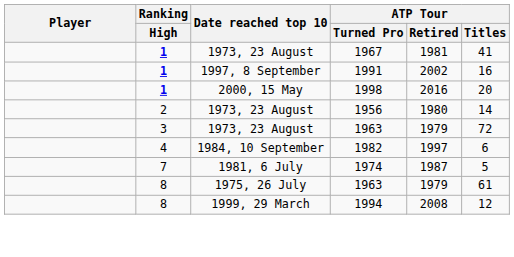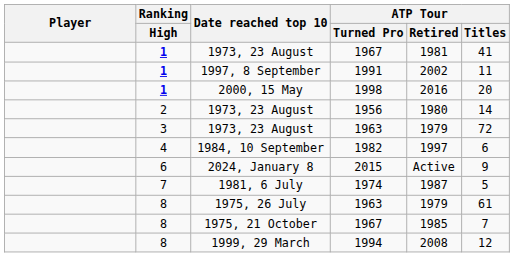(485, 71) 16 -> (485, 71) 11
+ row: (261, 167)
+ row: (261, 224)
